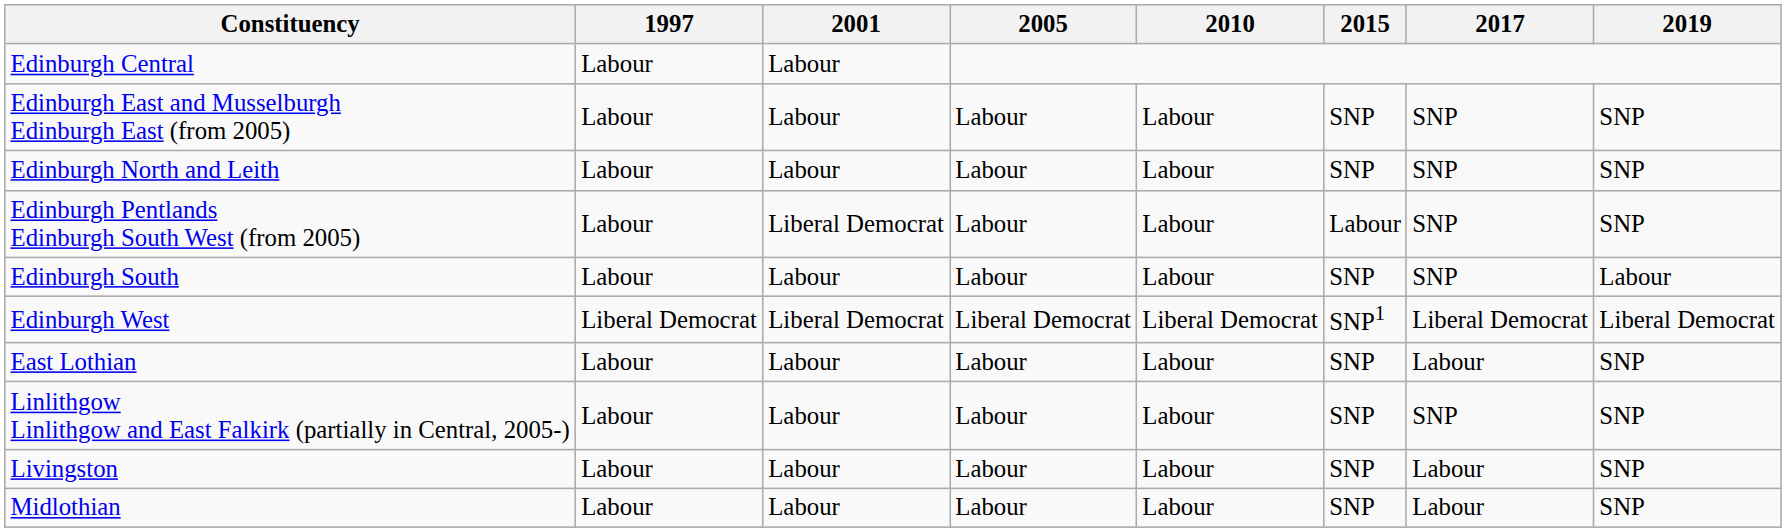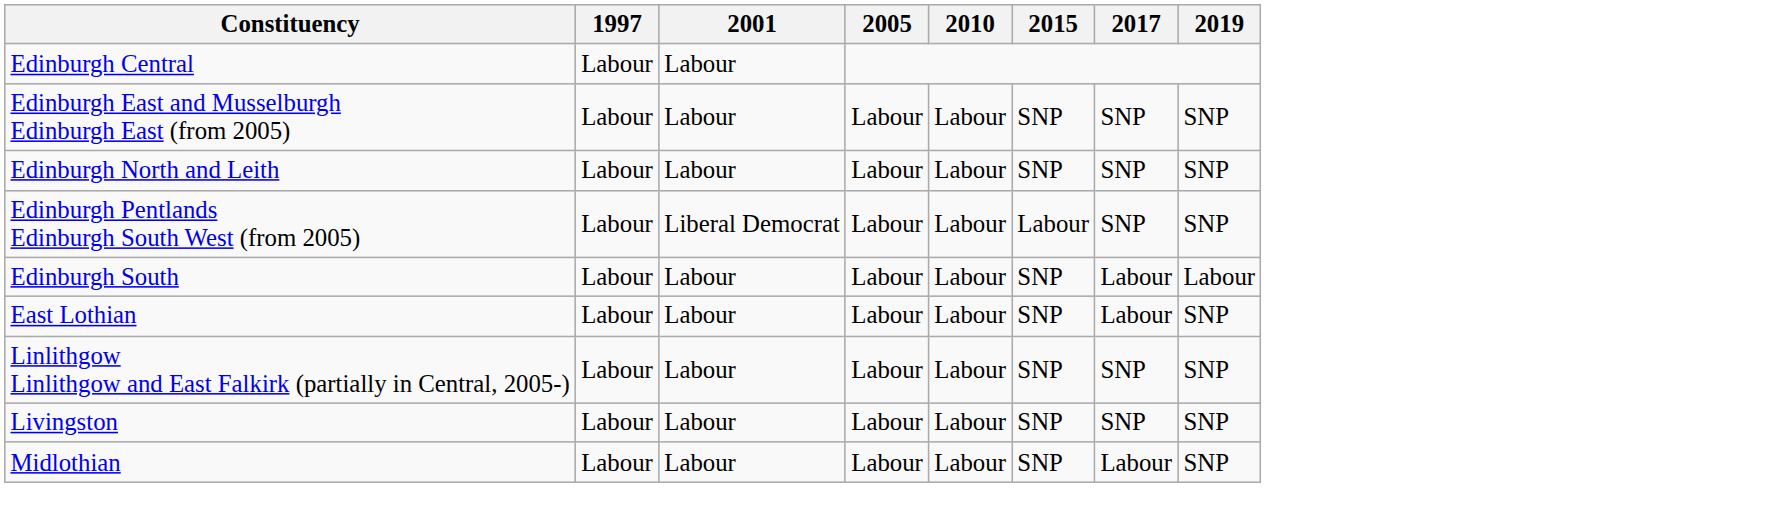(1435, 276) SNP -> (1136, 276) Labour
- row: (90, 319)
(1448, 468) Labour -> (1123, 422) SNP
